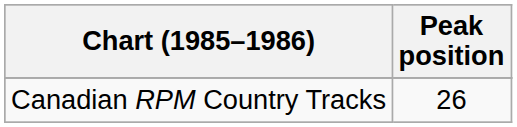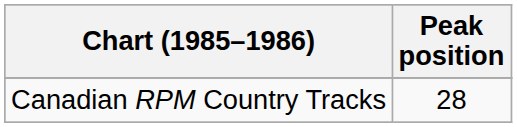(451, 99) 26 -> (451, 99) 28
